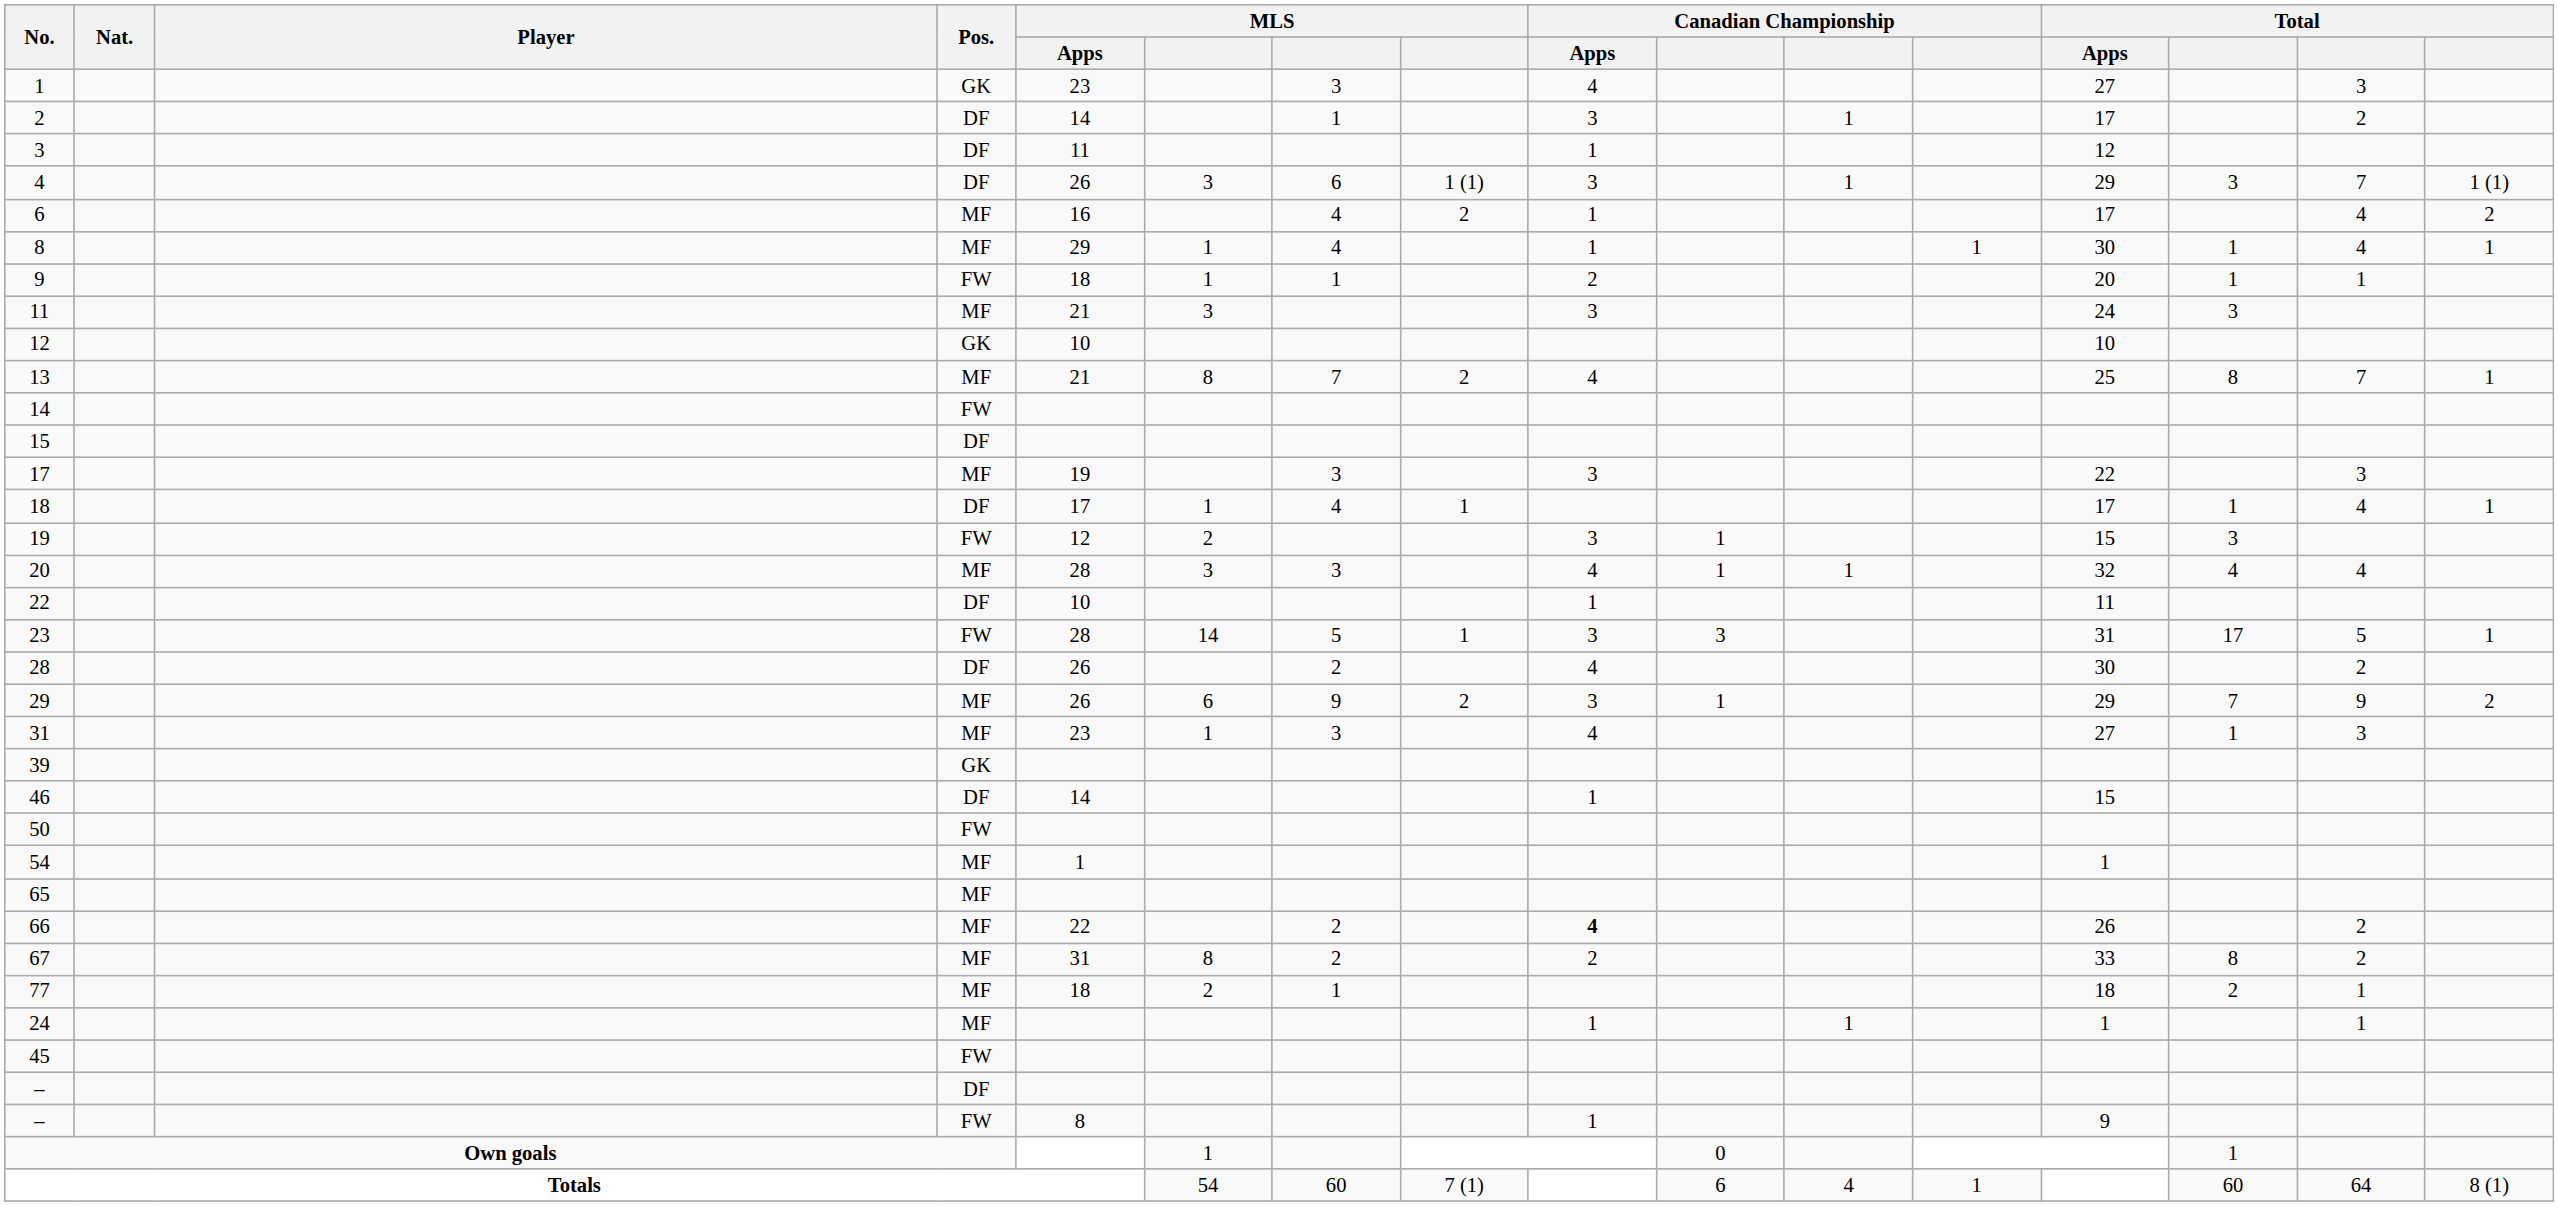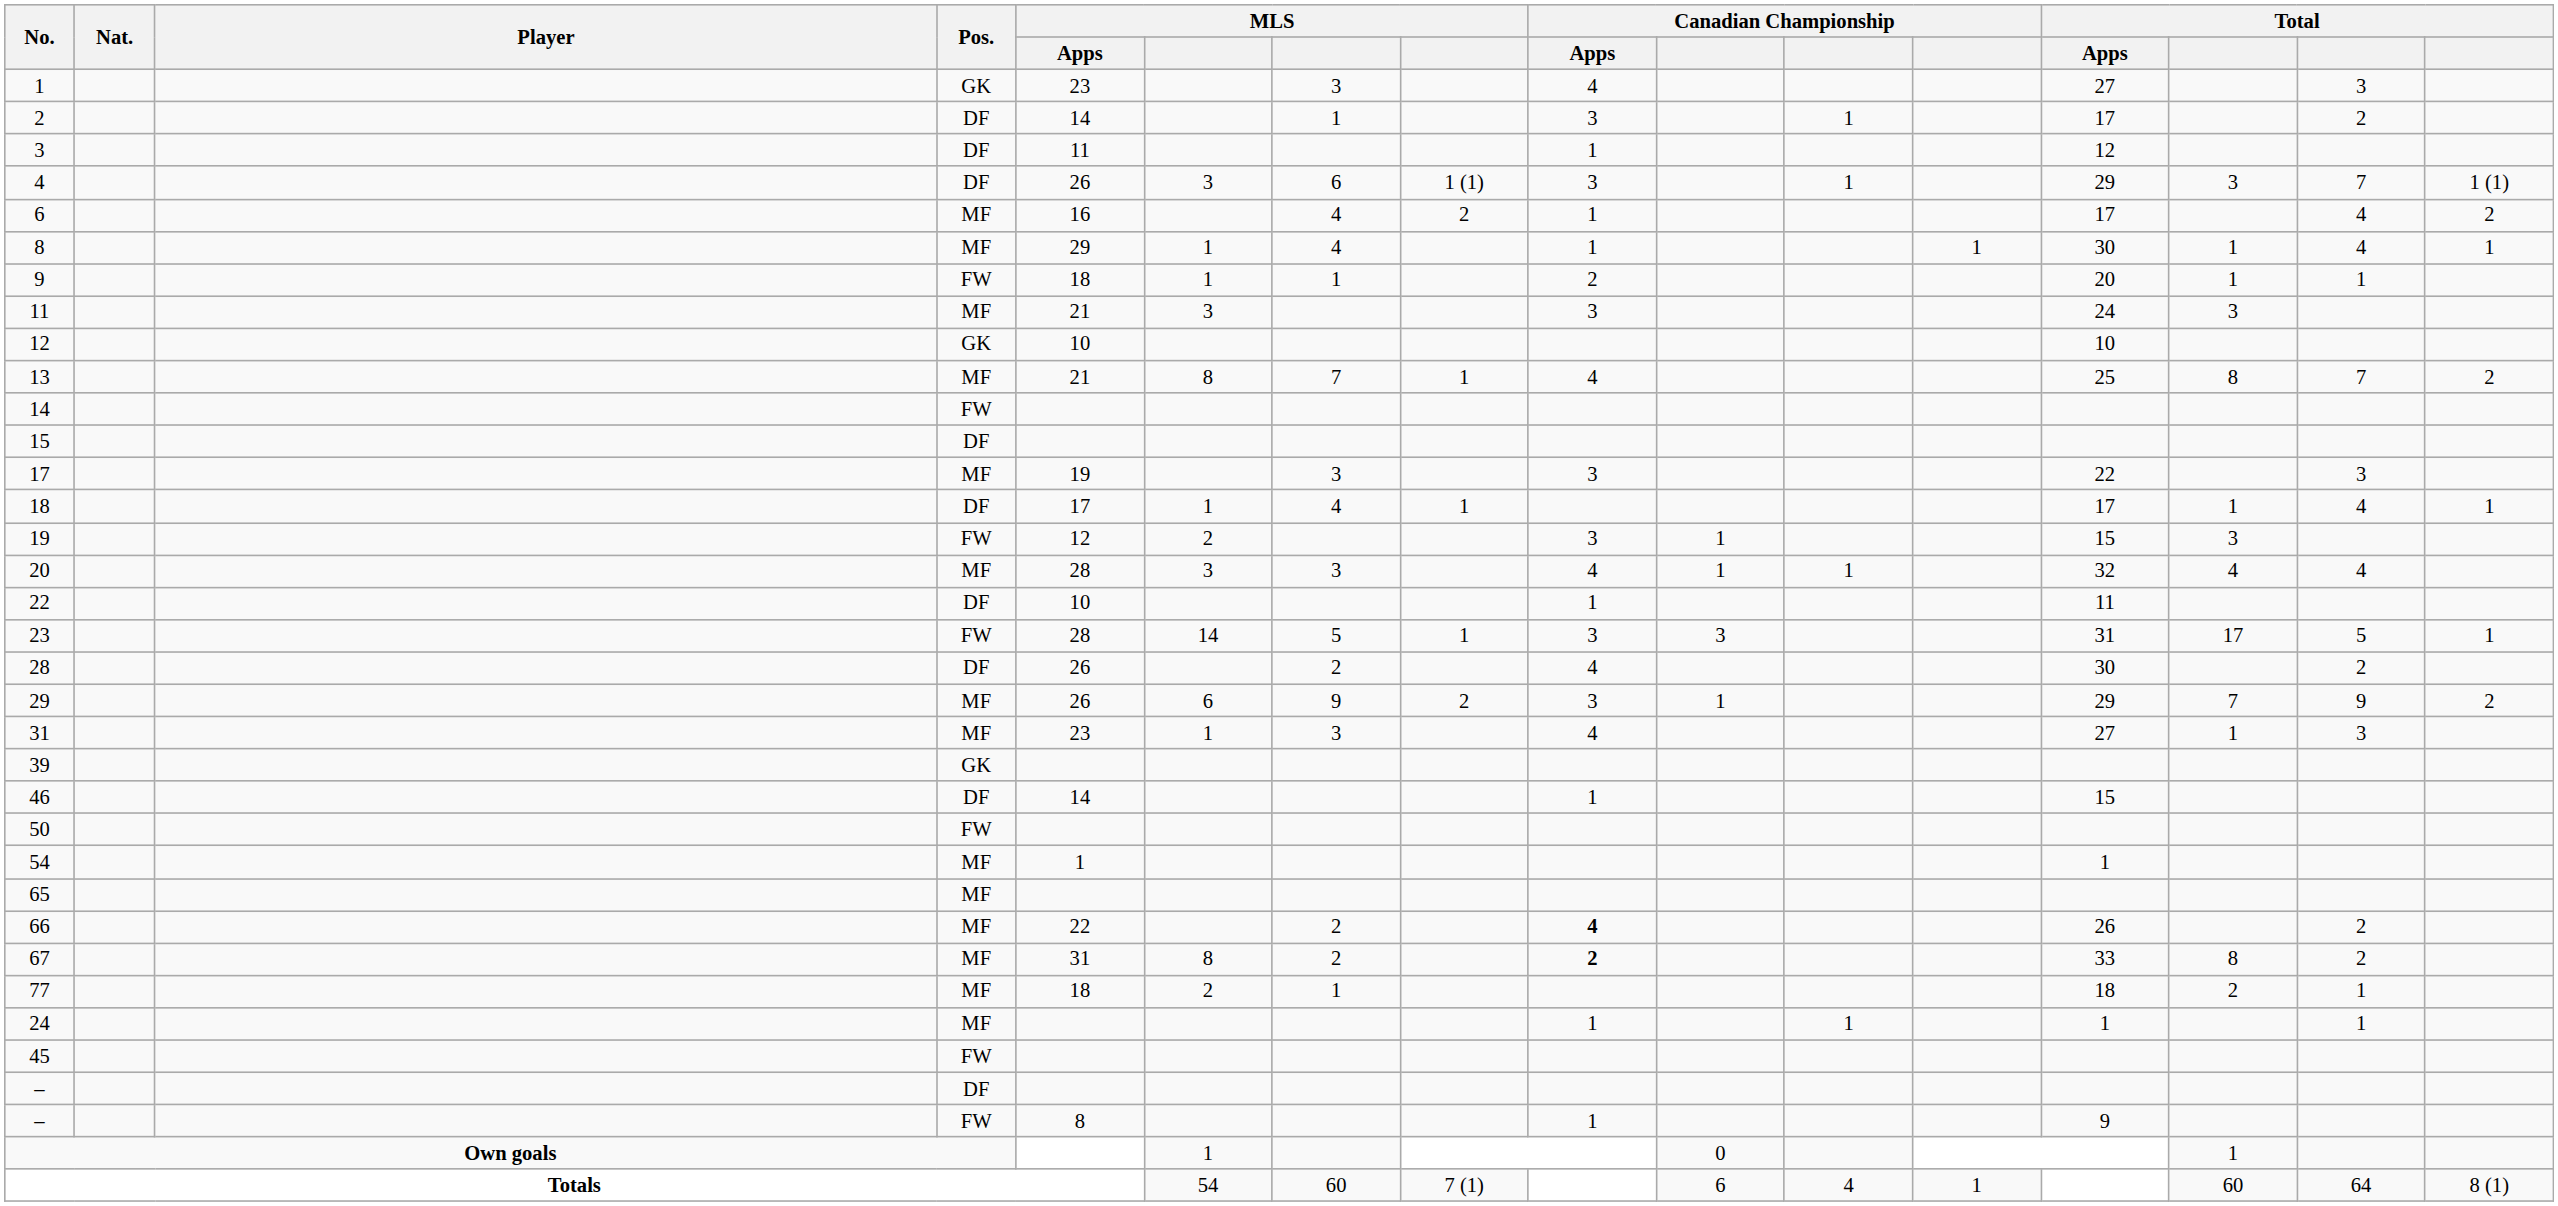(1464, 377) 2 -> (1464, 377) 1
(2489, 377) 1 -> (2489, 377) 2
(1592, 959) normal -> (1592, 959) bold
